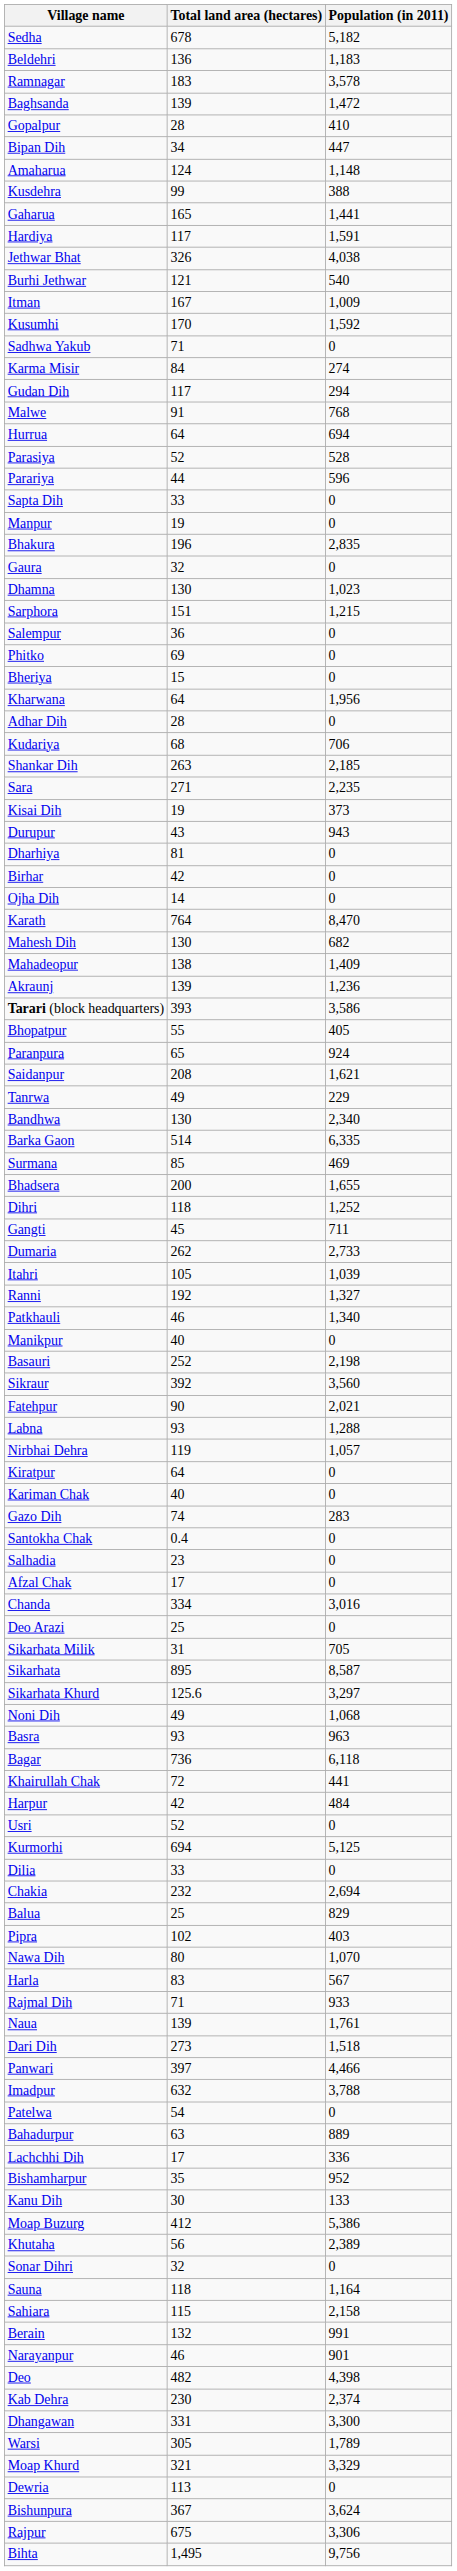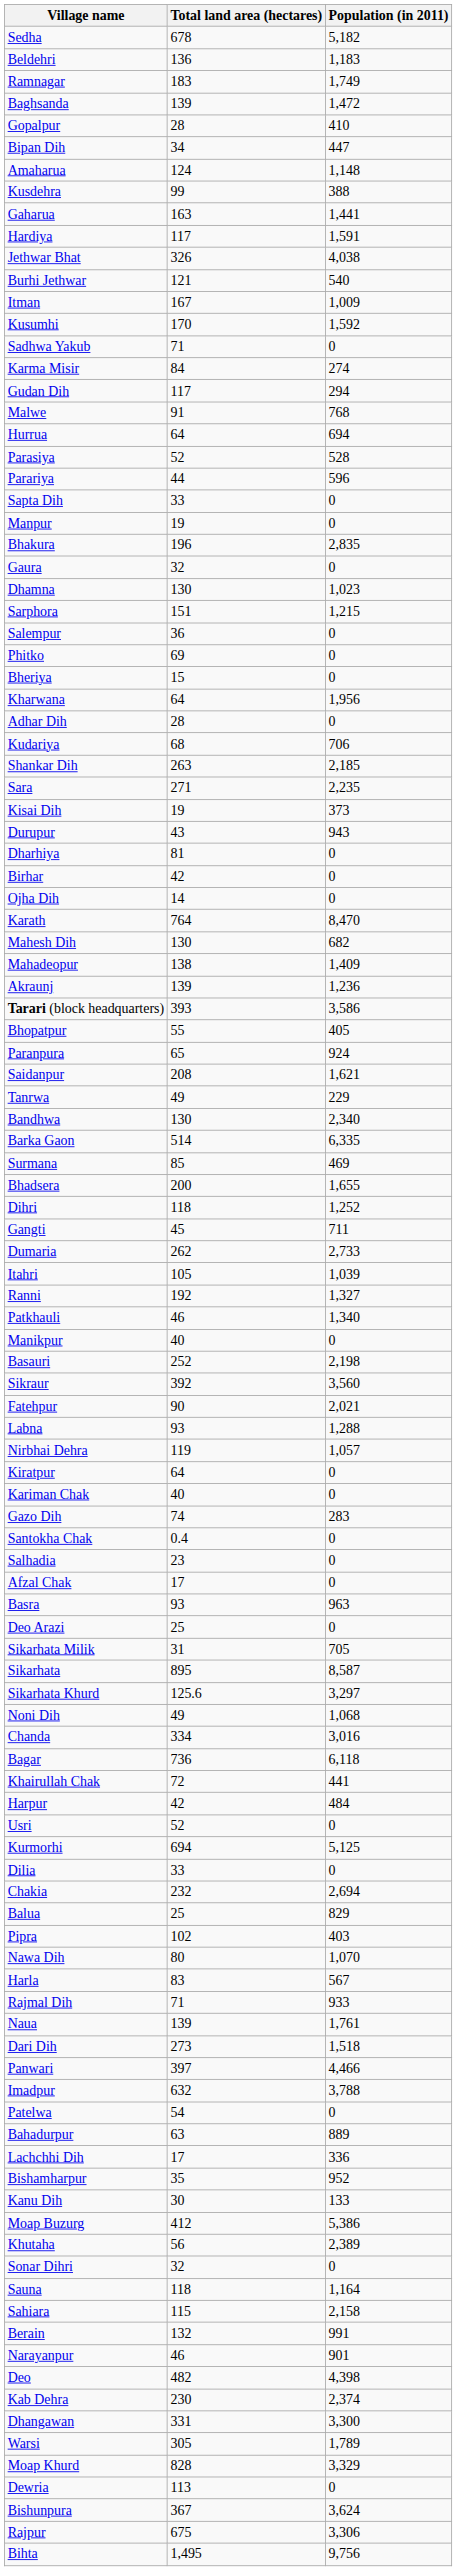(344, 81) 3,578 -> (344, 81) 1,749
(181, 214) 165 -> (181, 214) 163
rows swapped: (29, 1605) <-> (23, 1737)
(181, 2466) 321 -> (181, 2466) 828
